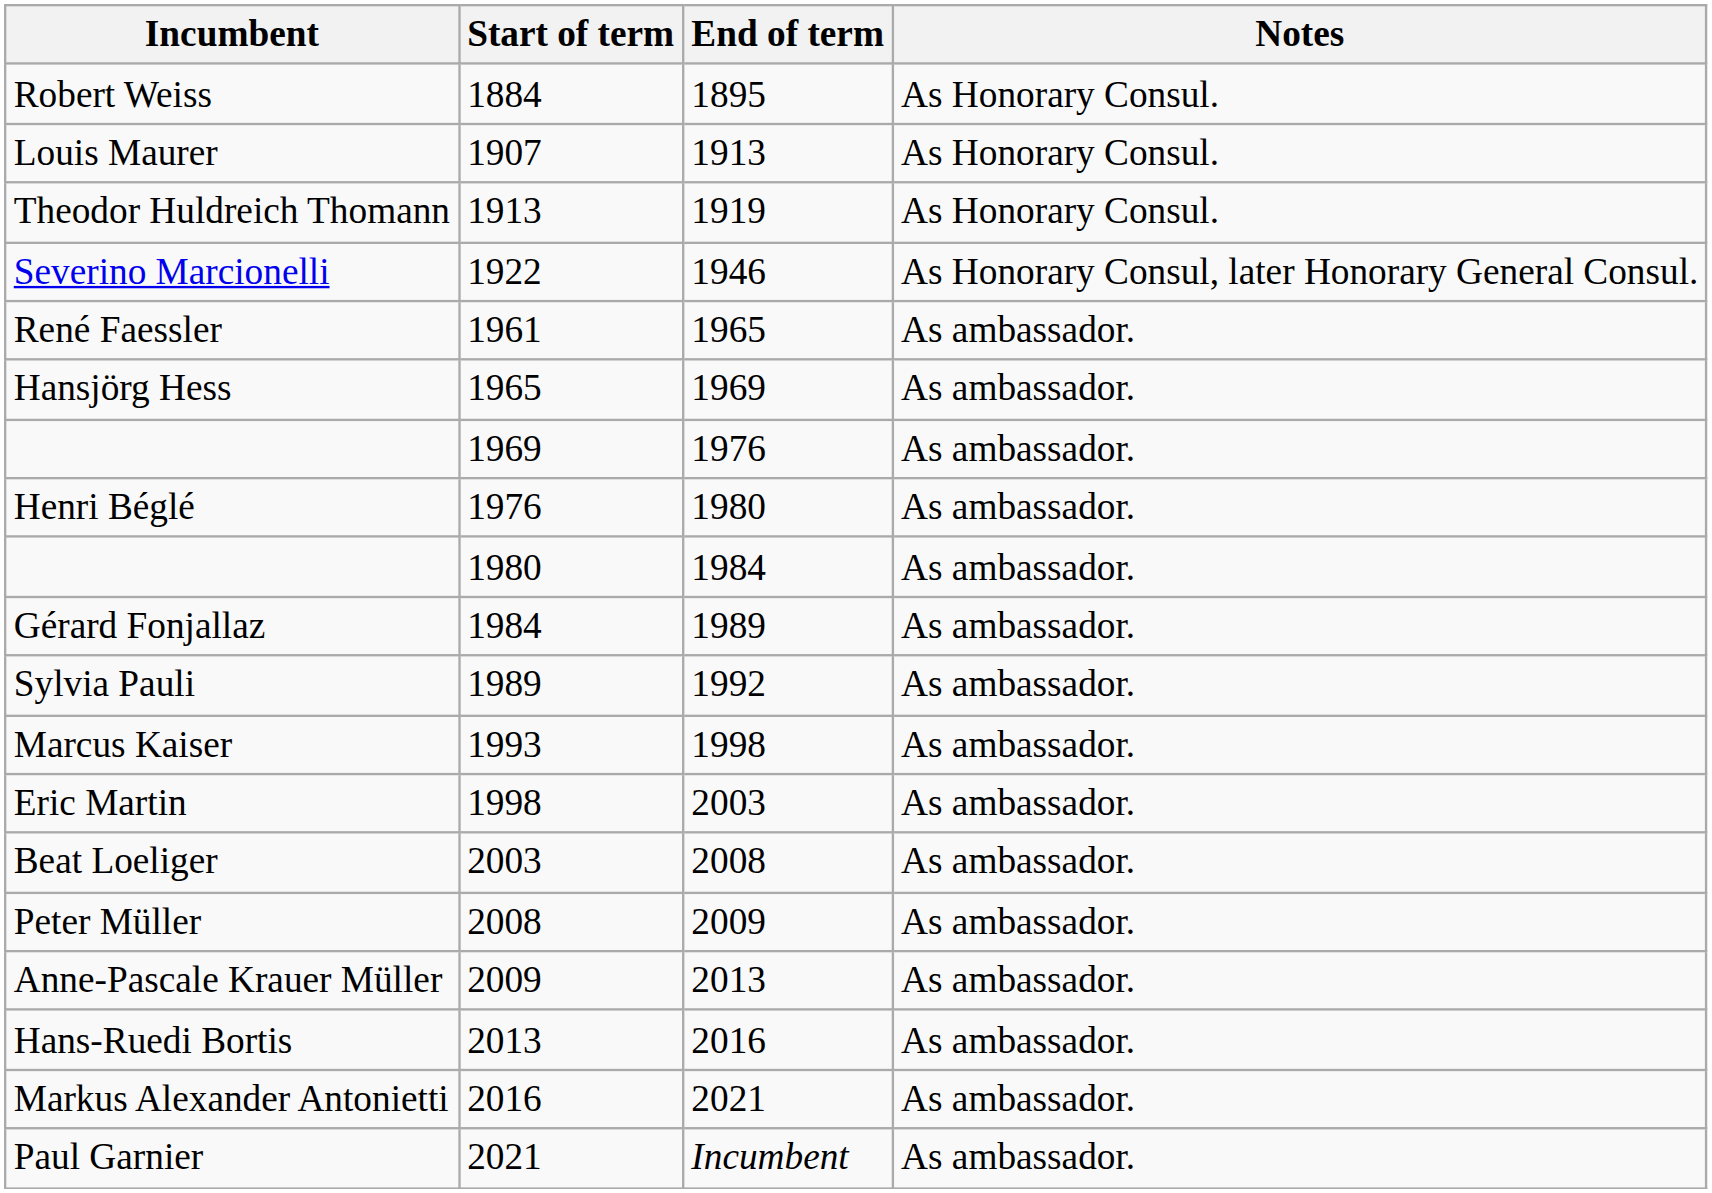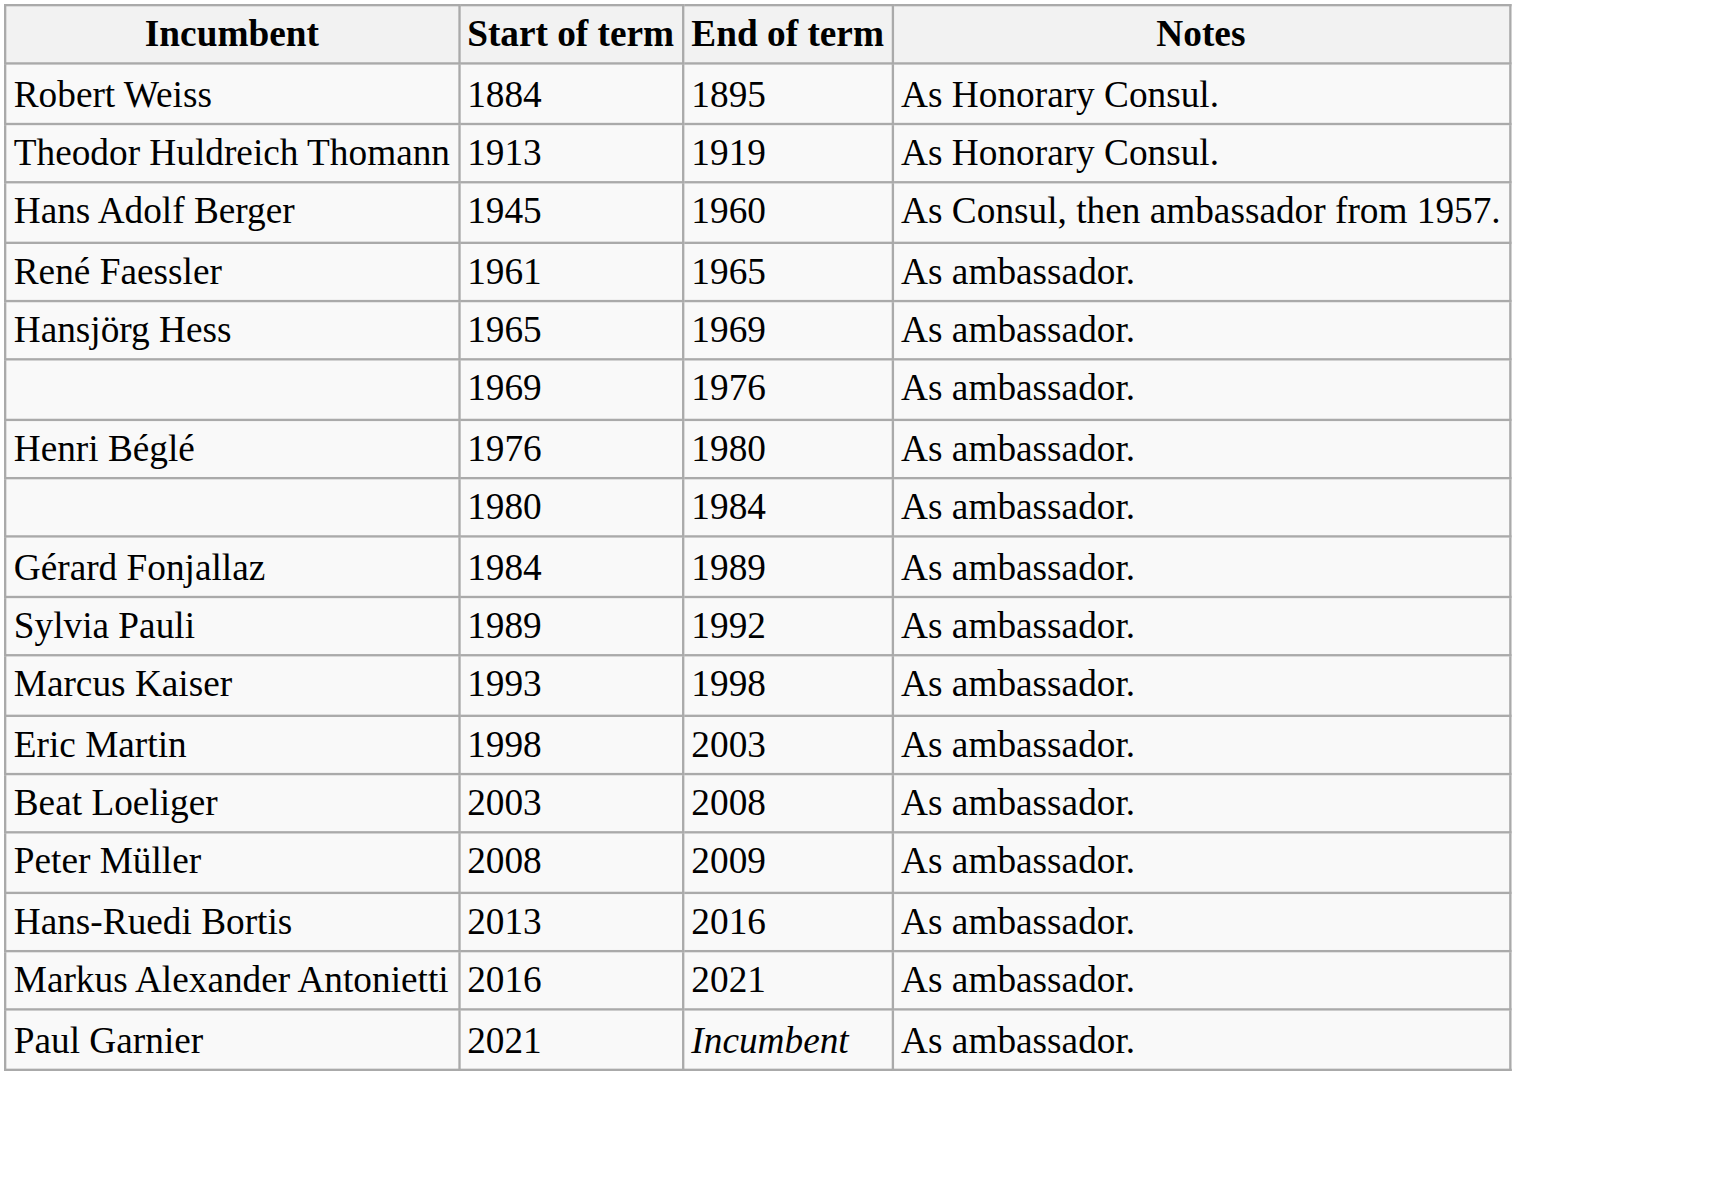- row: (116, 152)
- row: (172, 270)
+ row: (154, 211)
- row: (228, 980)
